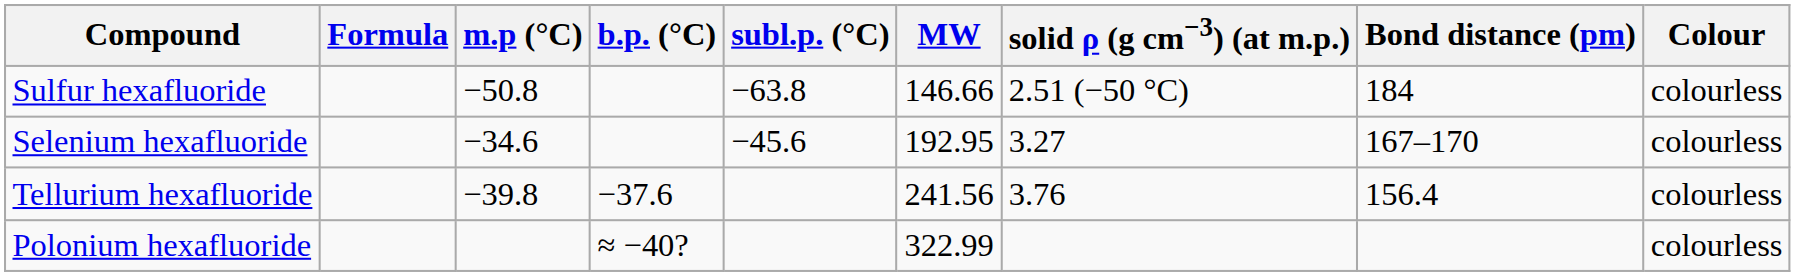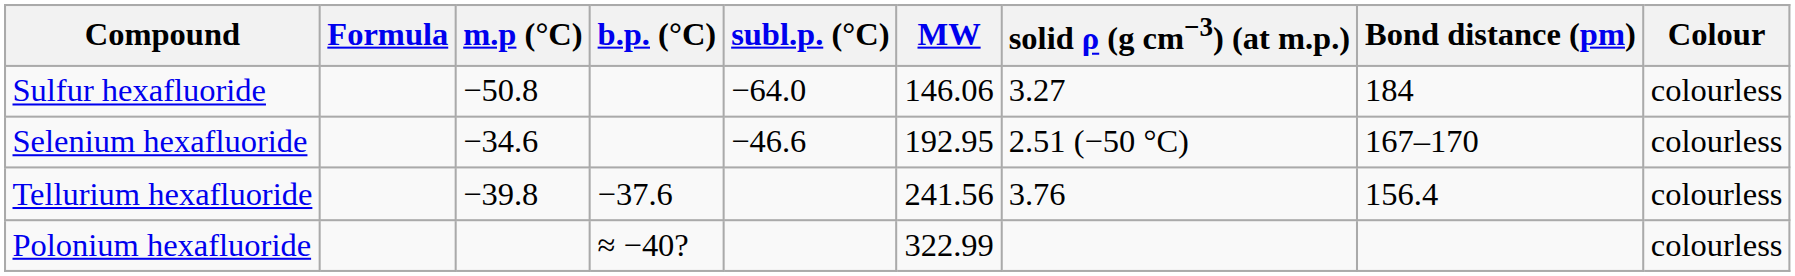(769, 90) −63.8 -> (769, 90) −64.0
(949, 90) 146.66 -> (949, 90) 146.06
(1099, 90) 2.51 (−50 °C) -> (1037, 90) 3.27
(769, 142) −45.6 -> (769, 142) −46.6
(1037, 142) 3.27 -> (1099, 142) 2.51 (−50 °C)
